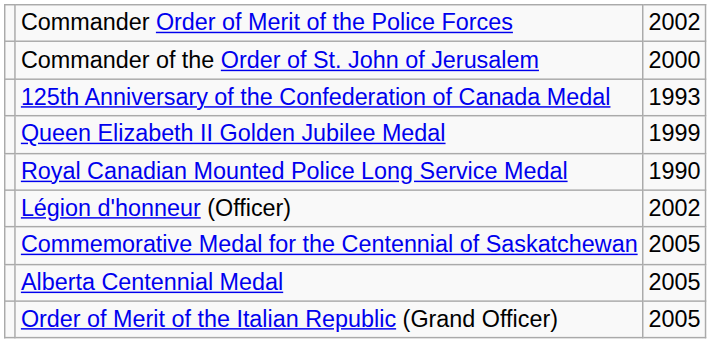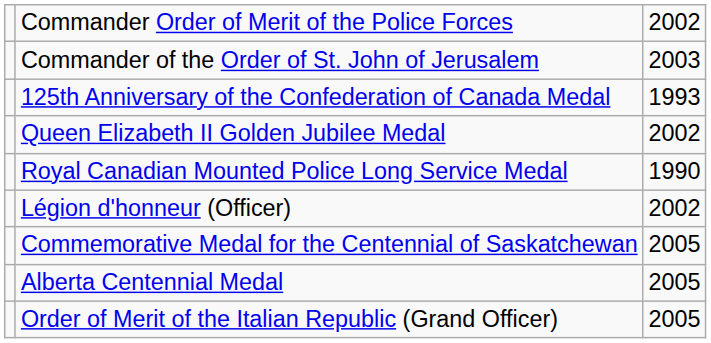(674, 60) 2000 -> (674, 60) 2003
(674, 134) 1999 -> (674, 134) 2002
